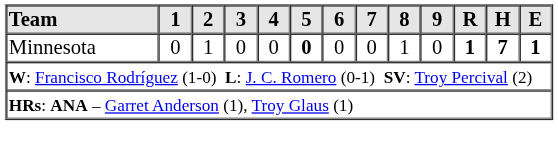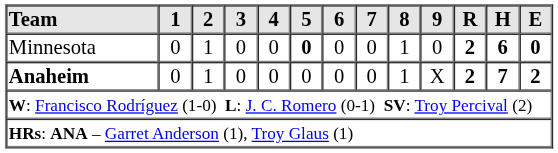(470, 47) 1 -> (470, 47) 2
(503, 47) 7 -> (503, 47) 6
(535, 47) 1 -> (535, 47) 0
+ row: (49, 76)
